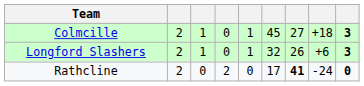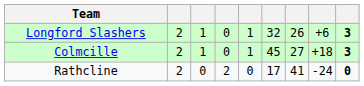rows swapped: (86, 33) <-> (86, 52)
(297, 71) bold -> (297, 71) normal
